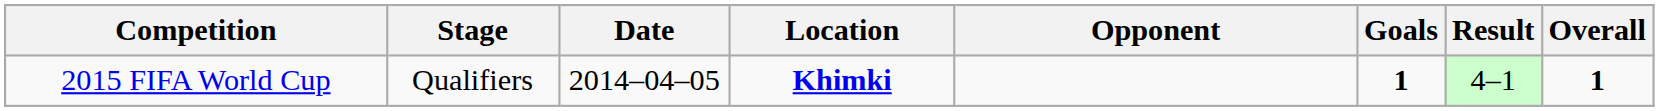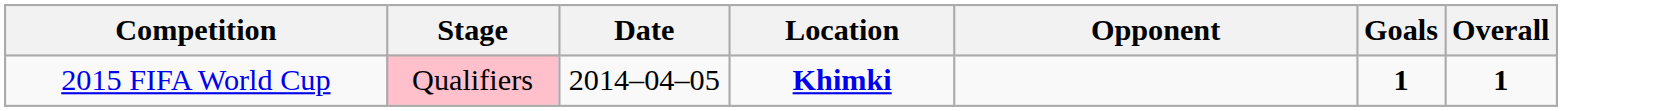- column: (1493, 29)
(473, 79) no background -> (473, 79) pink background
